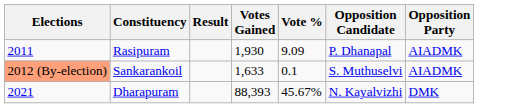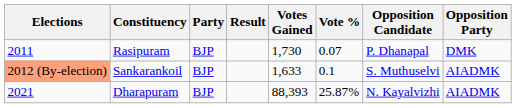+ column: (208, 22)
(249, 50) 1,930 -> (287, 50) 1,730
(293, 50) 9.09 -> (330, 50) 0.07
(435, 50) AIADMK -> (461, 50) DMK
(301, 92) 45.67% -> (339, 92) 25.87%
(424, 92) DMK -> (473, 92) AIADMK
